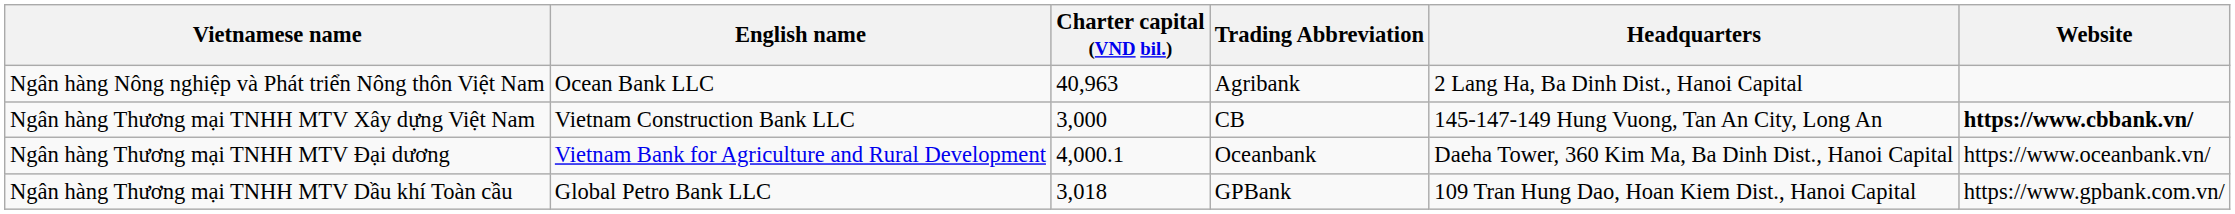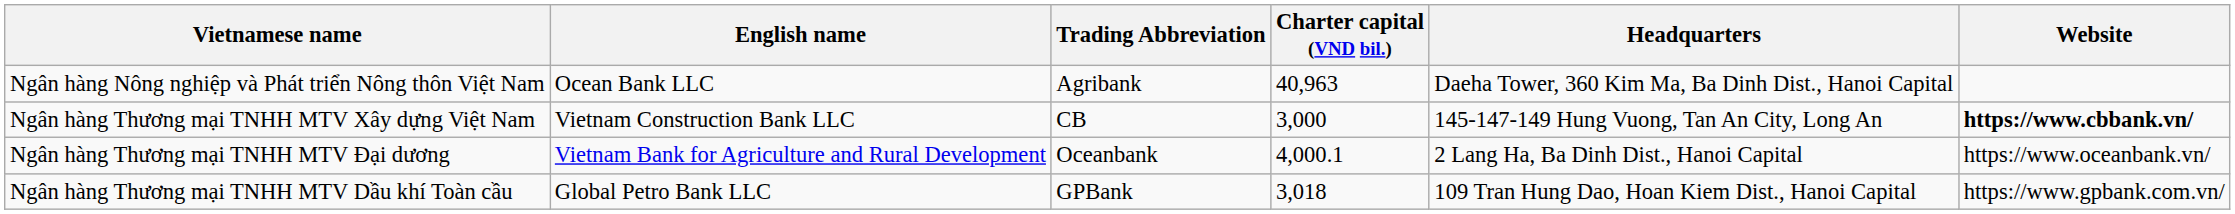columns swapped: (1319, 35) <-> (1130, 35)
(1619, 83) 2 Lang Ha, Ba Dinh Dist., Hanoi Capital -> (1694, 83) Daeha Tower, 360 Kim Ma, Ba Dinh Dist., Hanoi Capital
(1694, 155) Daeha Tower, 360 Kim Ma, Ba Dinh Dist., Hanoi Capital -> (1619, 155) 2 Lang Ha, Ba Dinh Dist., Hanoi Capital
